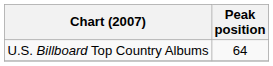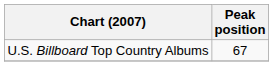(240, 50) 64 -> (240, 50) 67
